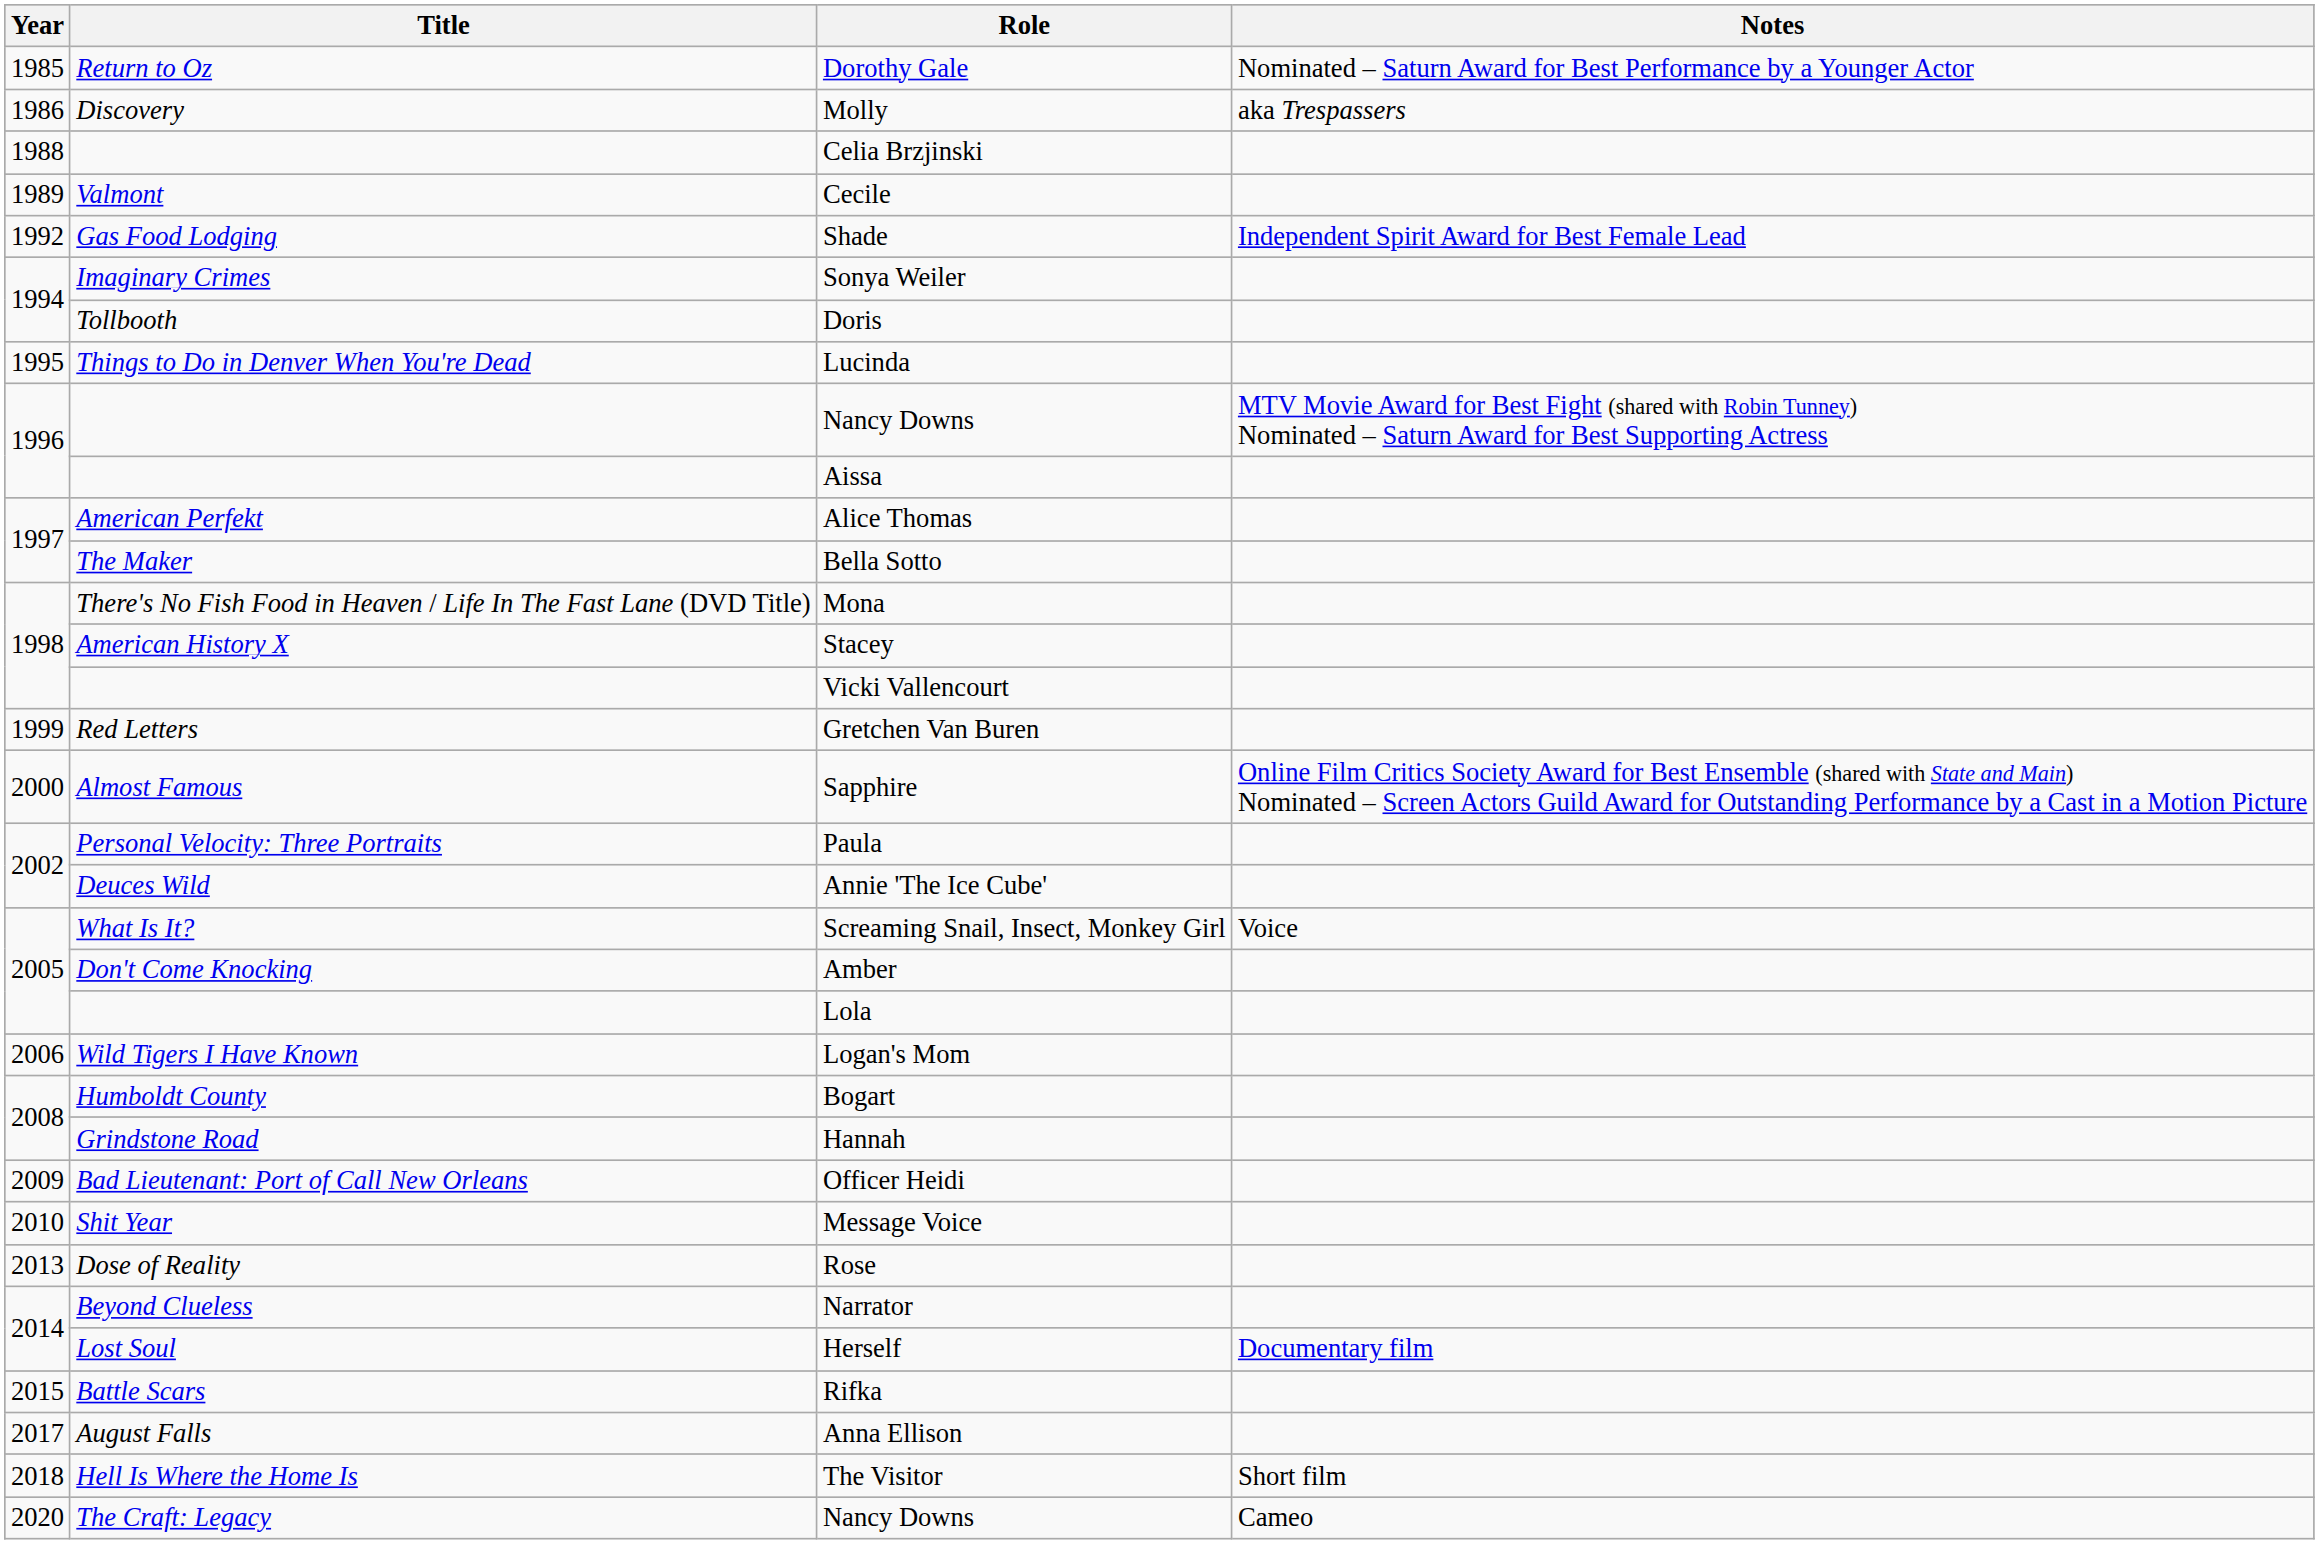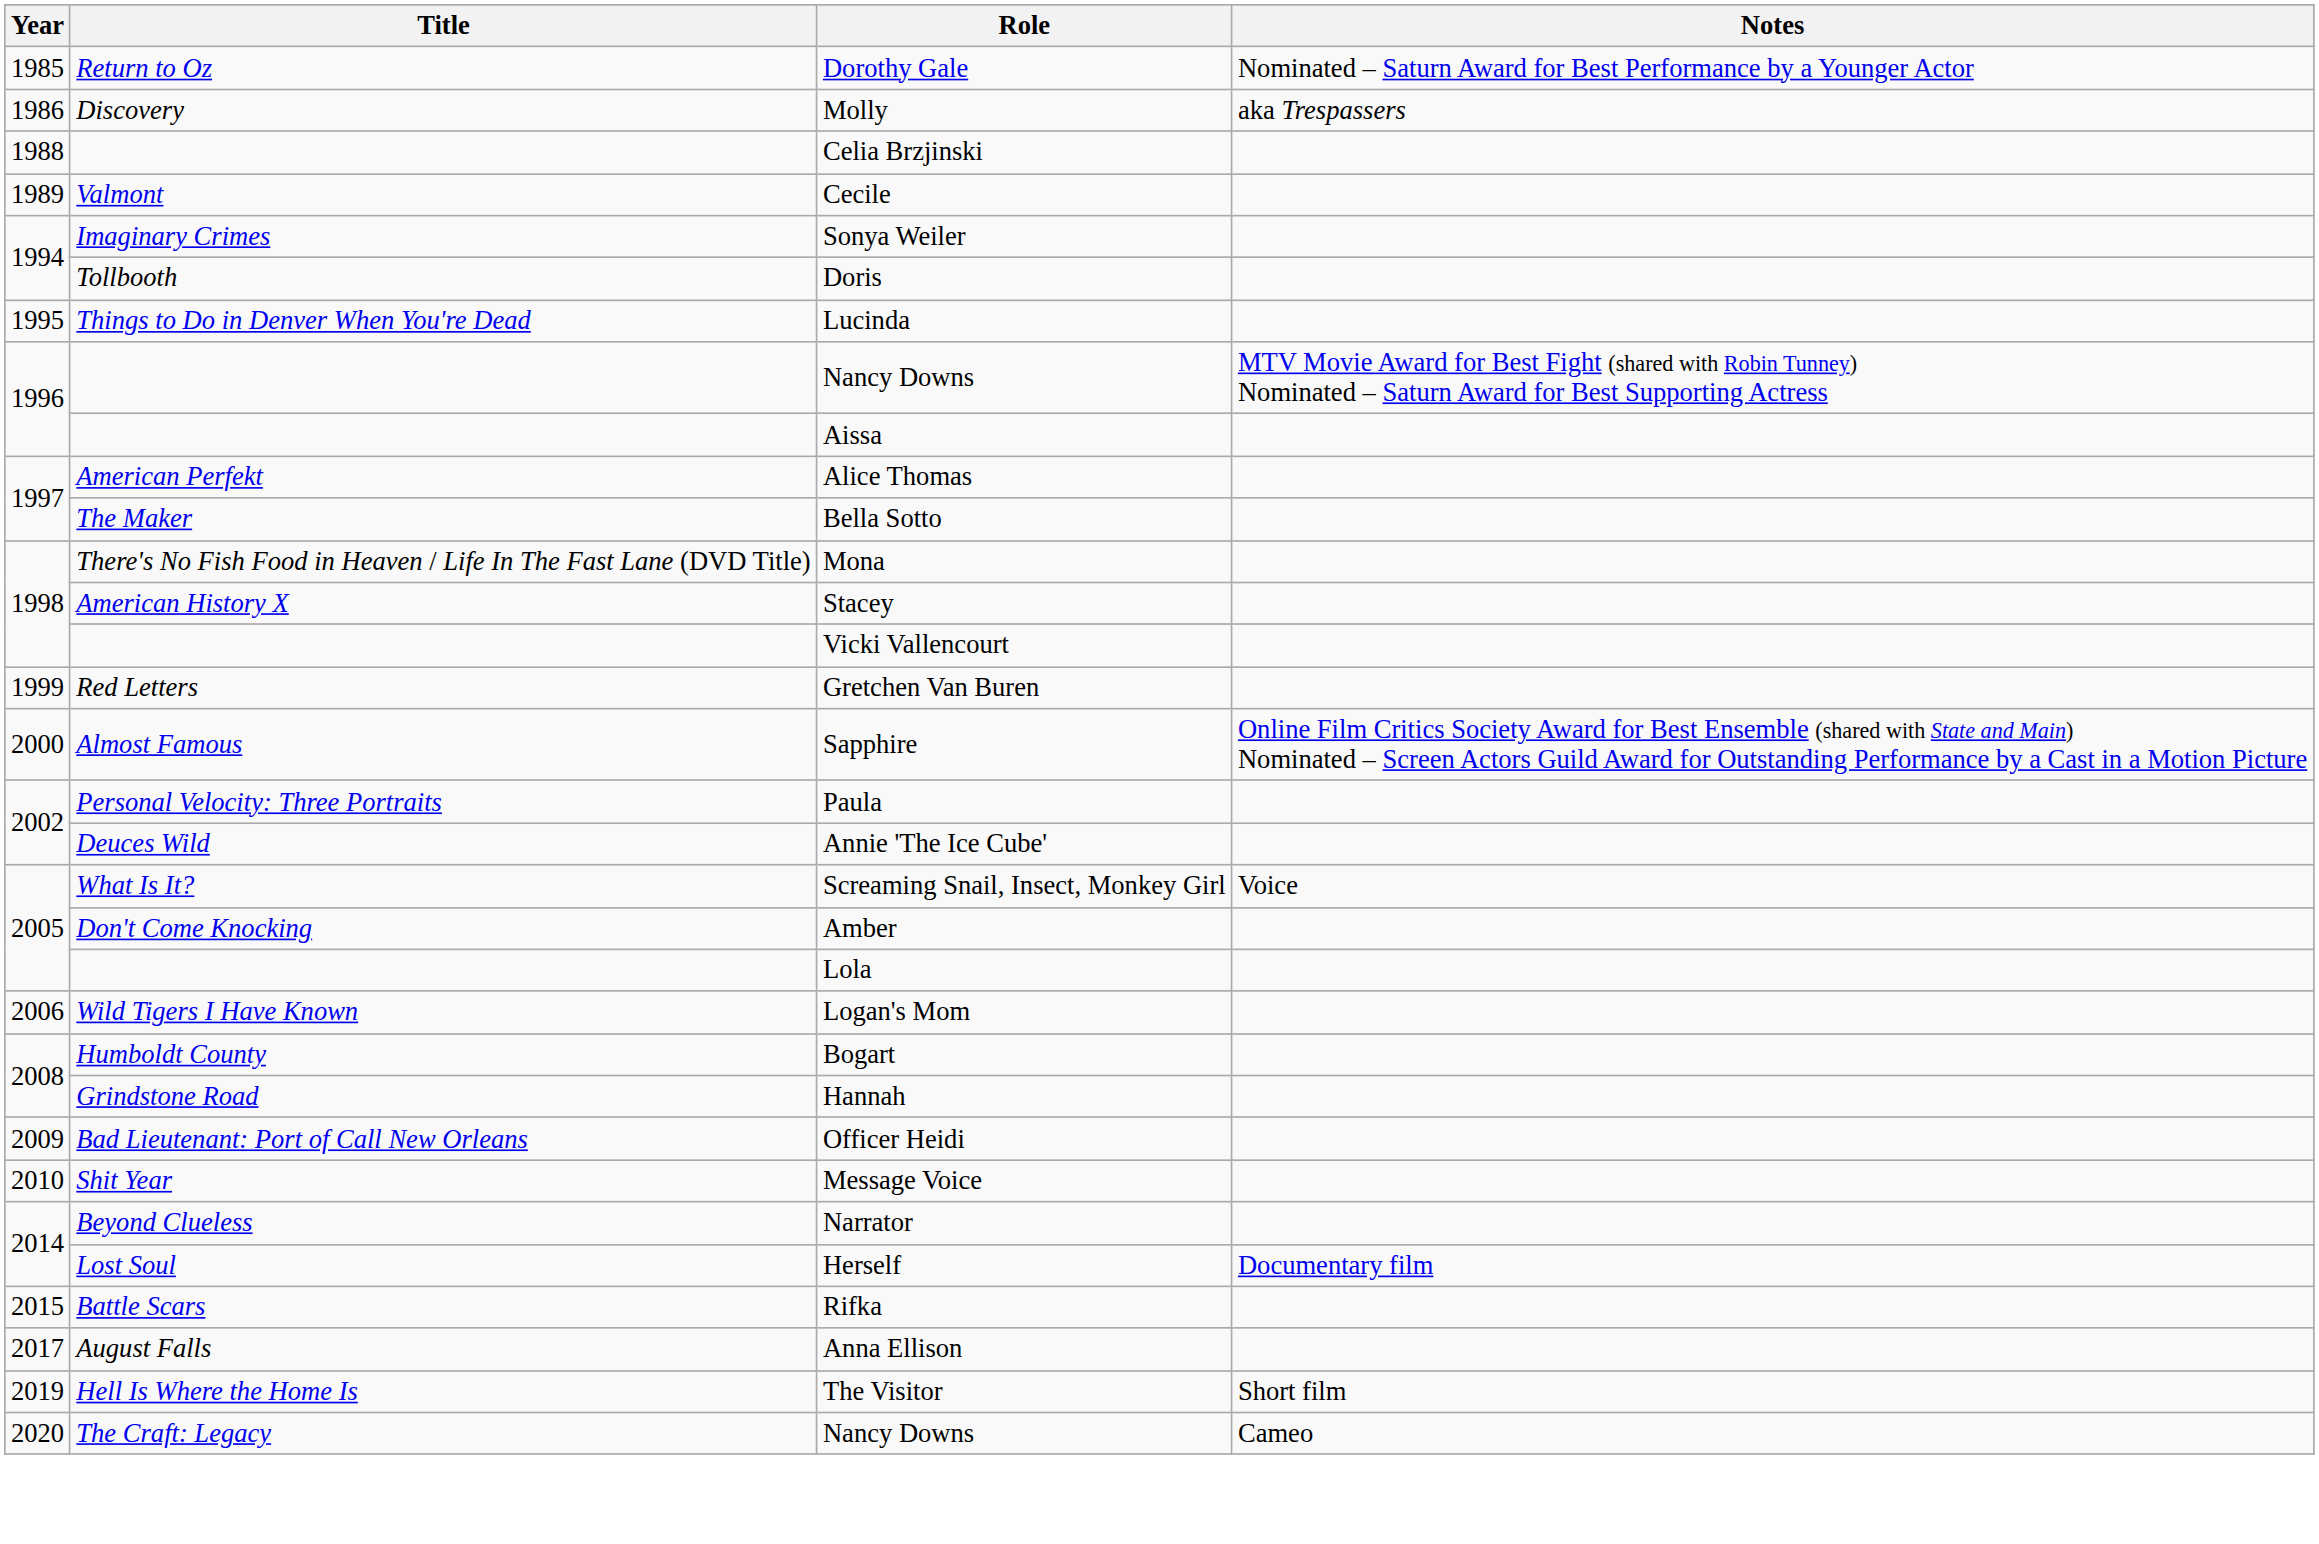- row: (177, 236)
- row: (158, 1264)
(38, 1475) 2018 -> (38, 1391) 2019
